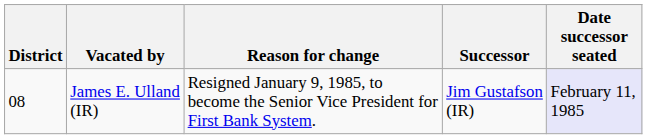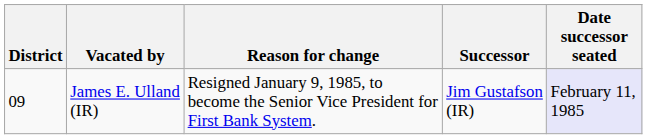(17, 101) 08 -> (17, 101) 09
